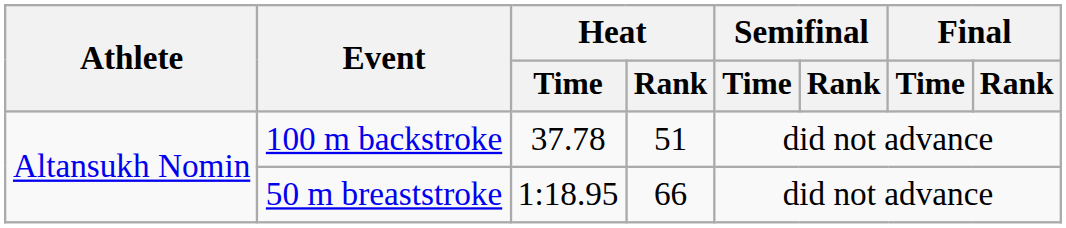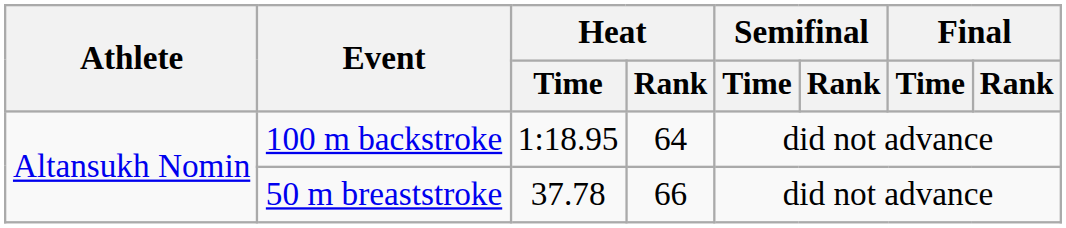(568, 139) 37.78 -> (568, 139) 1:18.95
(671, 139) 51 -> (671, 139) 64
(568, 193) 1:18.95 -> (568, 193) 37.78
